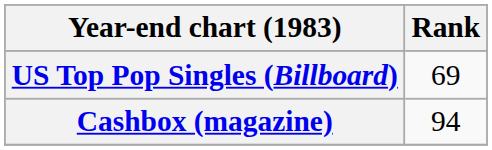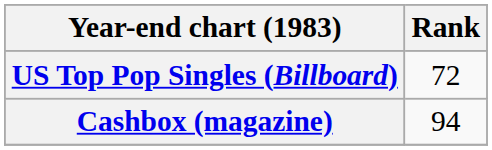(446, 74) 69 -> (446, 74) 72
